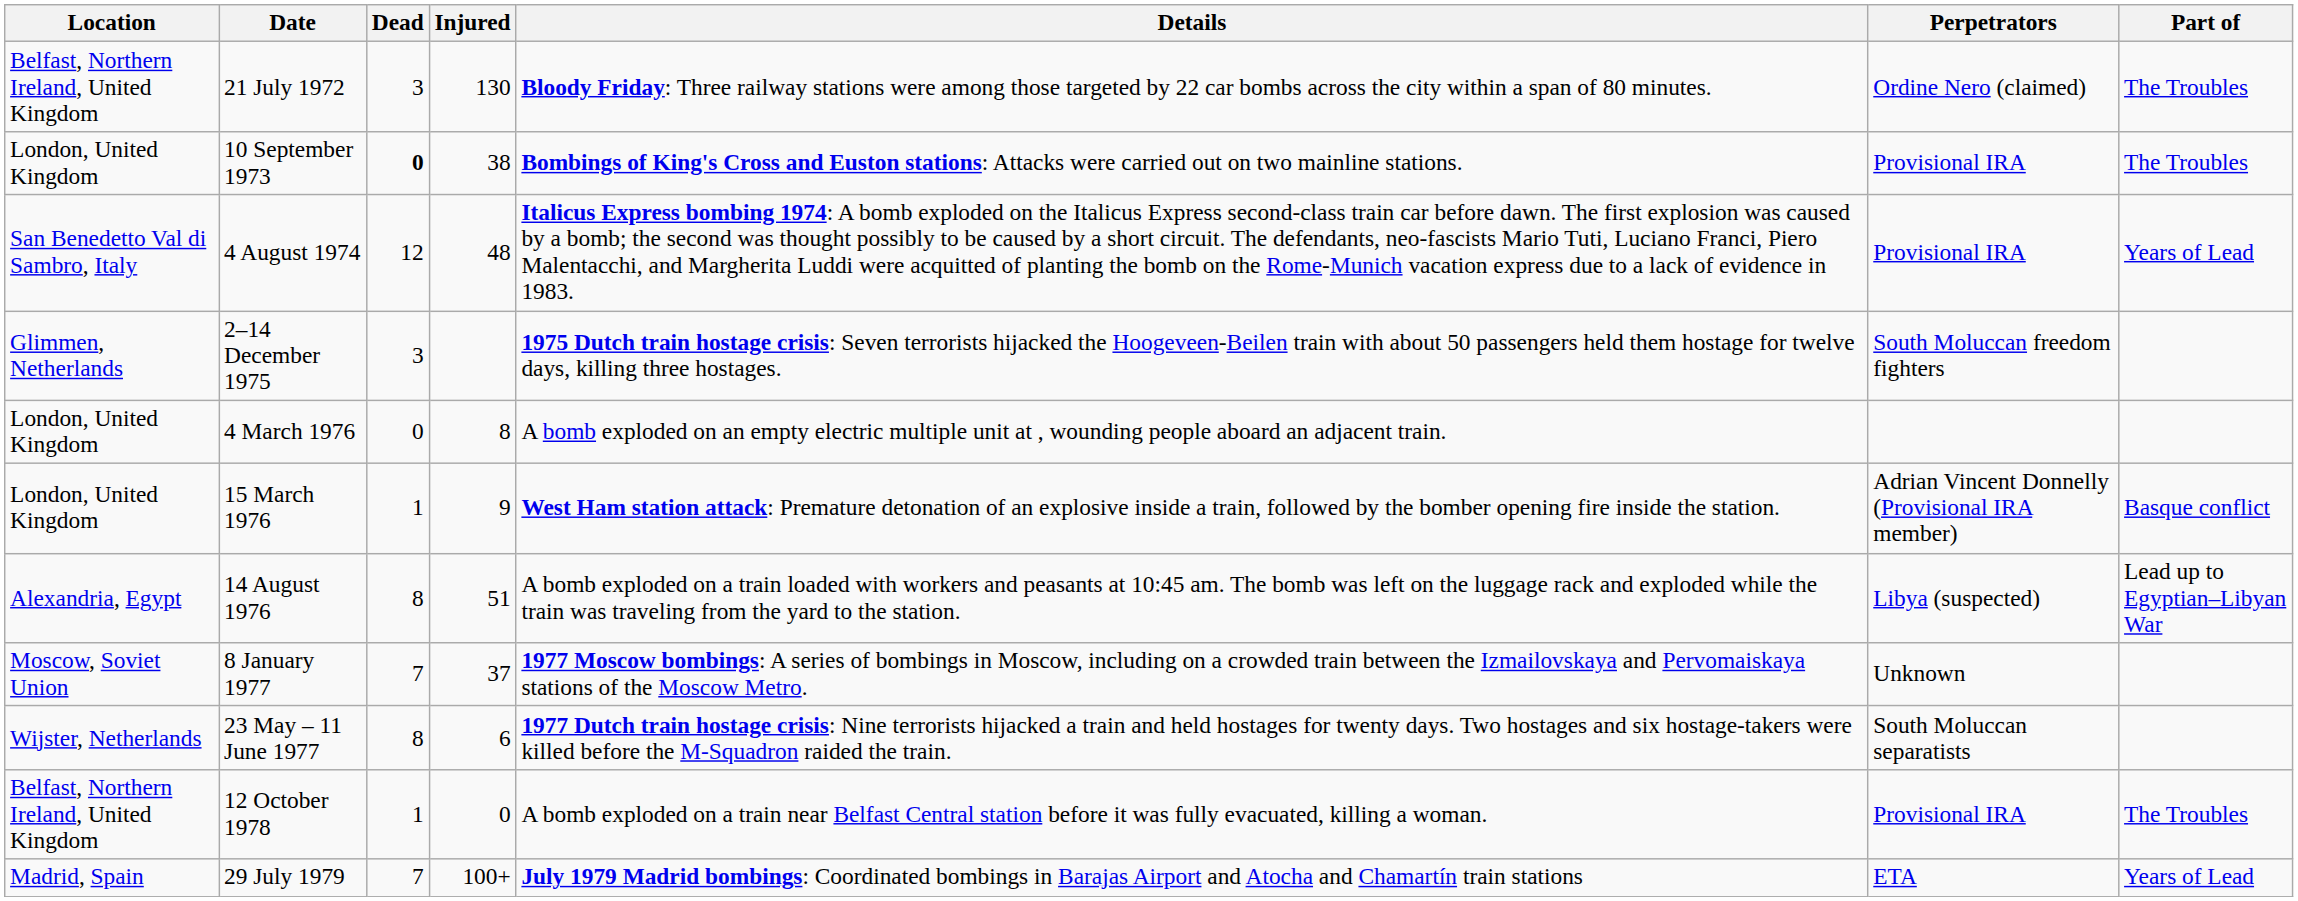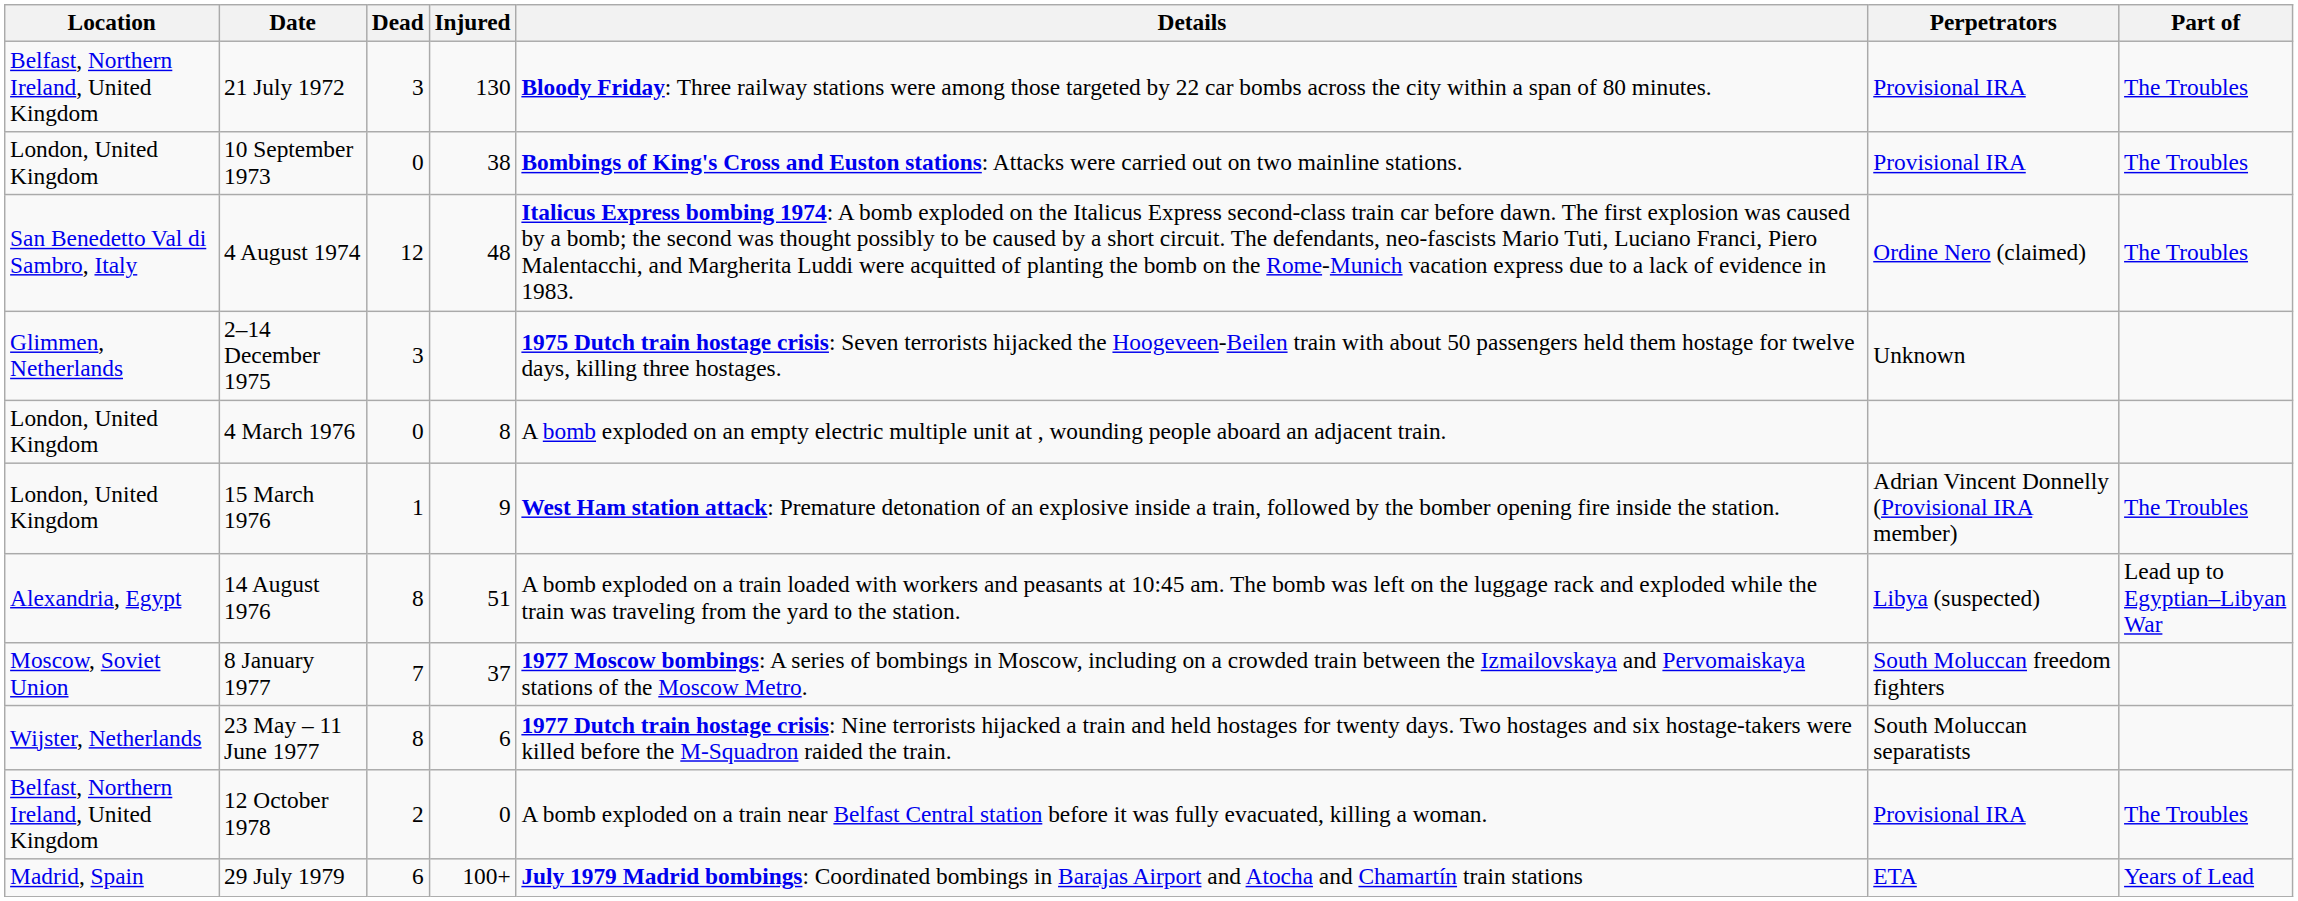(1980, 86) Ordine Nero (claimed) -> (1950, 86) Provisional IRA
(418, 162) bold -> (418, 162) normal
(1950, 252) Provisional IRA -> (1980, 252) Ordine Nero (claimed)
(2189, 252) Years of Lead -> (2186, 252) The Troubles
(1992, 355) South Moluccan freedom fighters -> (1919, 355) Unknown
(2197, 508) Basque conflict -> (2186, 508) The Troubles
(1919, 674) Unknown -> (1992, 674) South Moluccan freedom fighters
(418, 813) 1 -> (418, 813) 2
(418, 877) 7 -> (418, 877) 6
